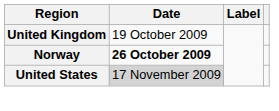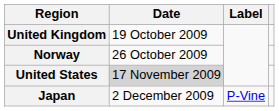(162, 55) bold -> (160, 55) normal
+ row: (57, 95)
